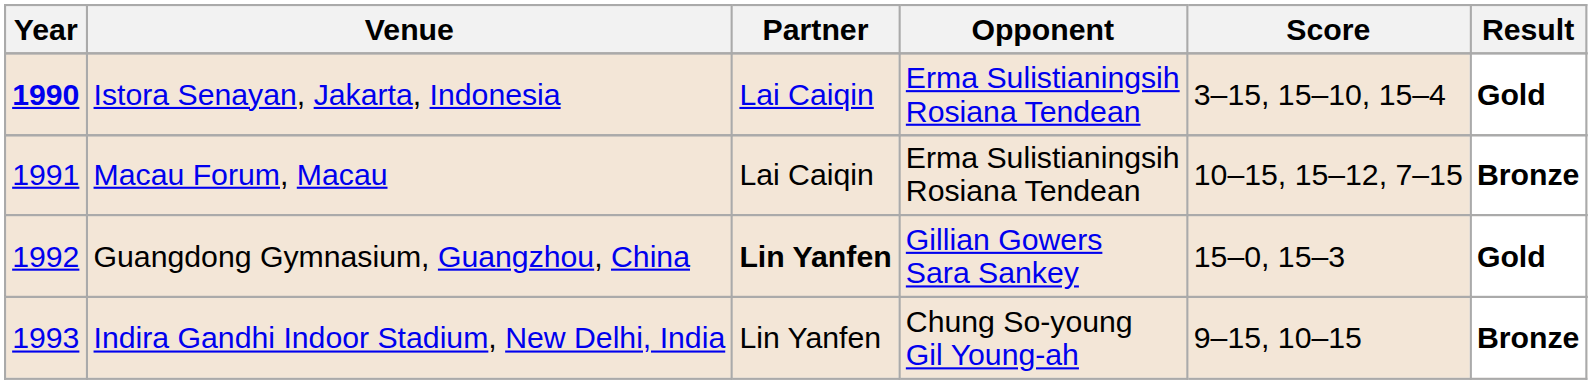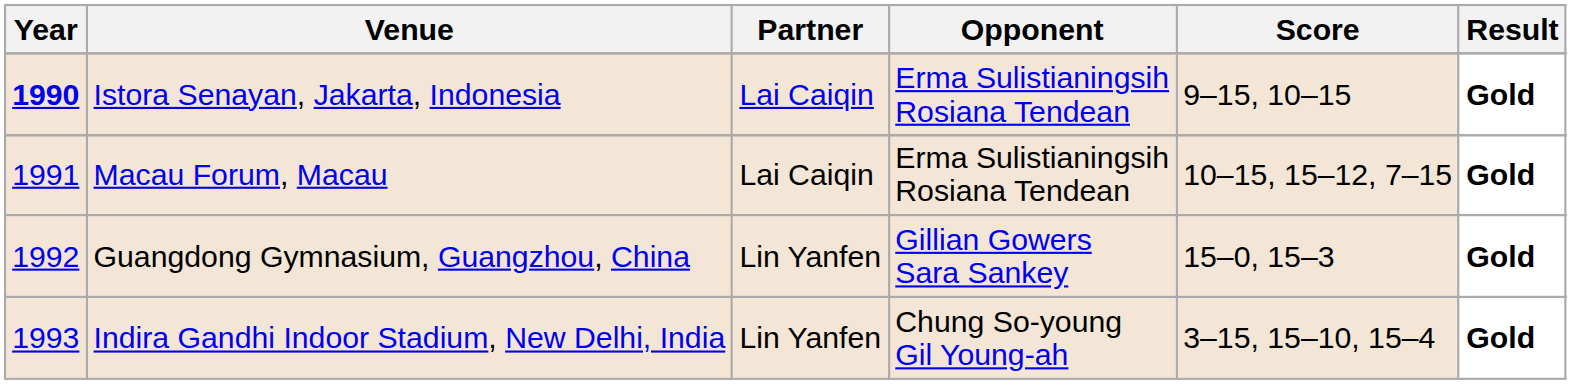(1320, 94) 3–15, 15–10, 15–4 -> (1267, 94) 9–15, 10–15
(1528, 175) Bronze -> (1501, 175) Gold
(816, 257) bold -> (810, 257) normal
(1278, 338) 9–15, 10–15 -> (1309, 338) 3–15, 15–10, 15–4
(1528, 338) Bronze -> (1501, 338) Gold
